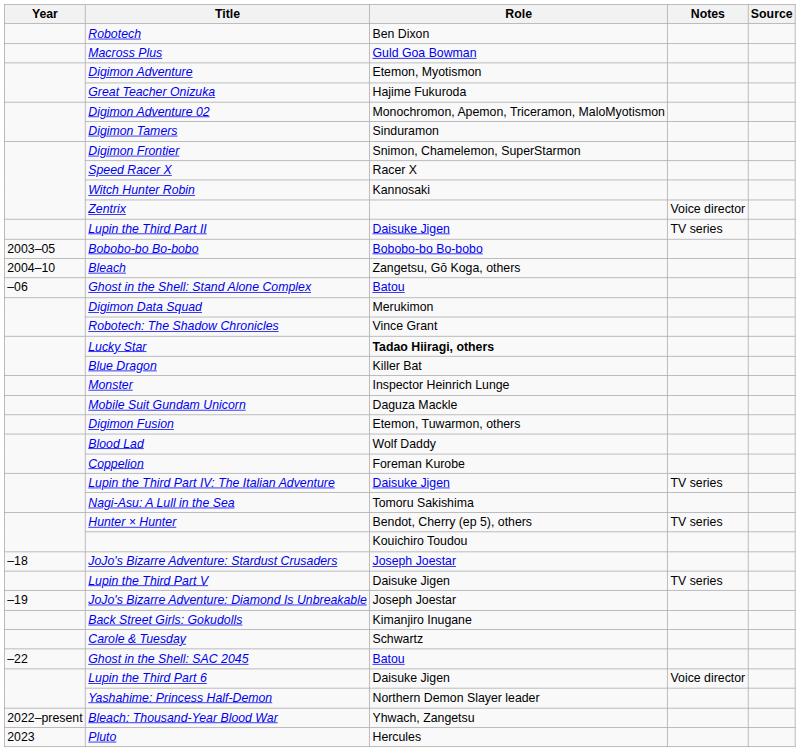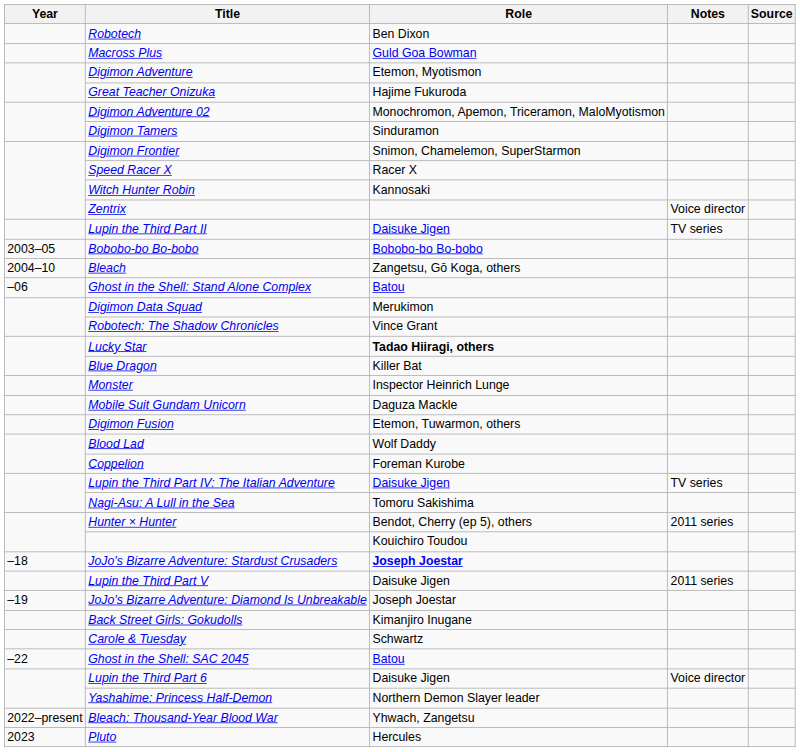(697, 522) TV series -> (702, 522) 2011 series
(414, 561) normal -> (418, 561) bold
(697, 580) TV series -> (702, 580) 2011 series
